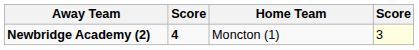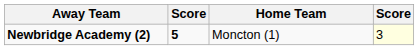(175, 34) 4 -> (175, 34) 5
